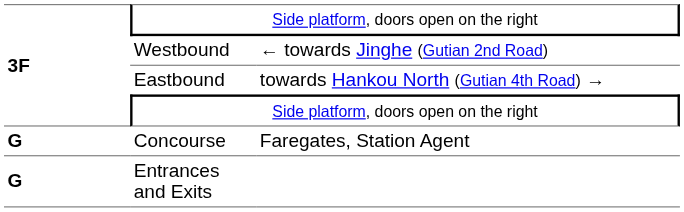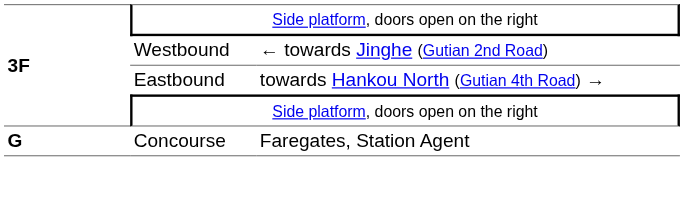- row: (177, 181)
